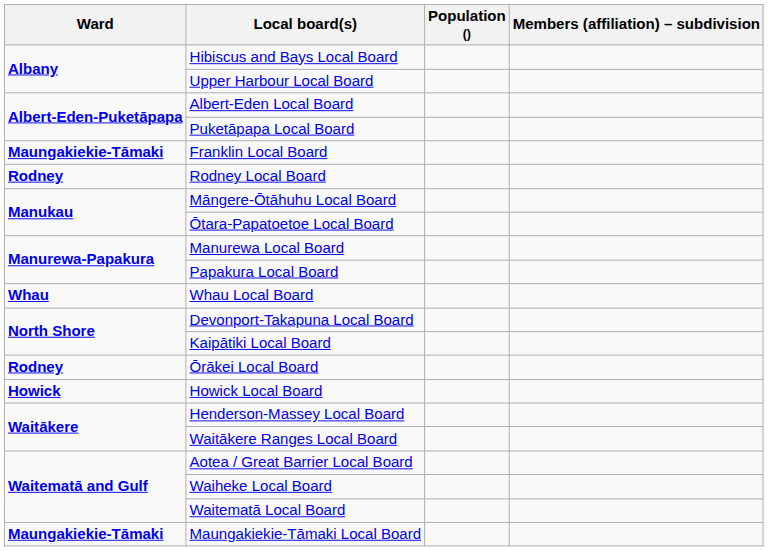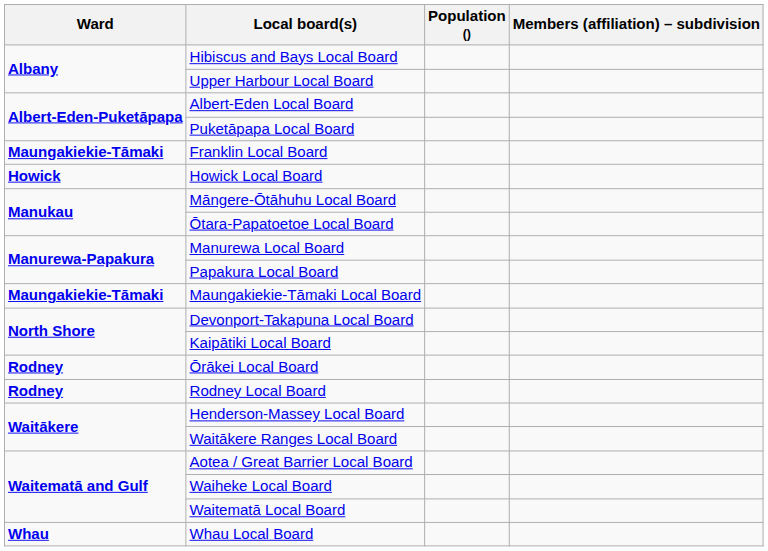rows swapped: (256, 391) <-> (258, 176)
rows swapped: (305, 534) <-> (251, 295)
